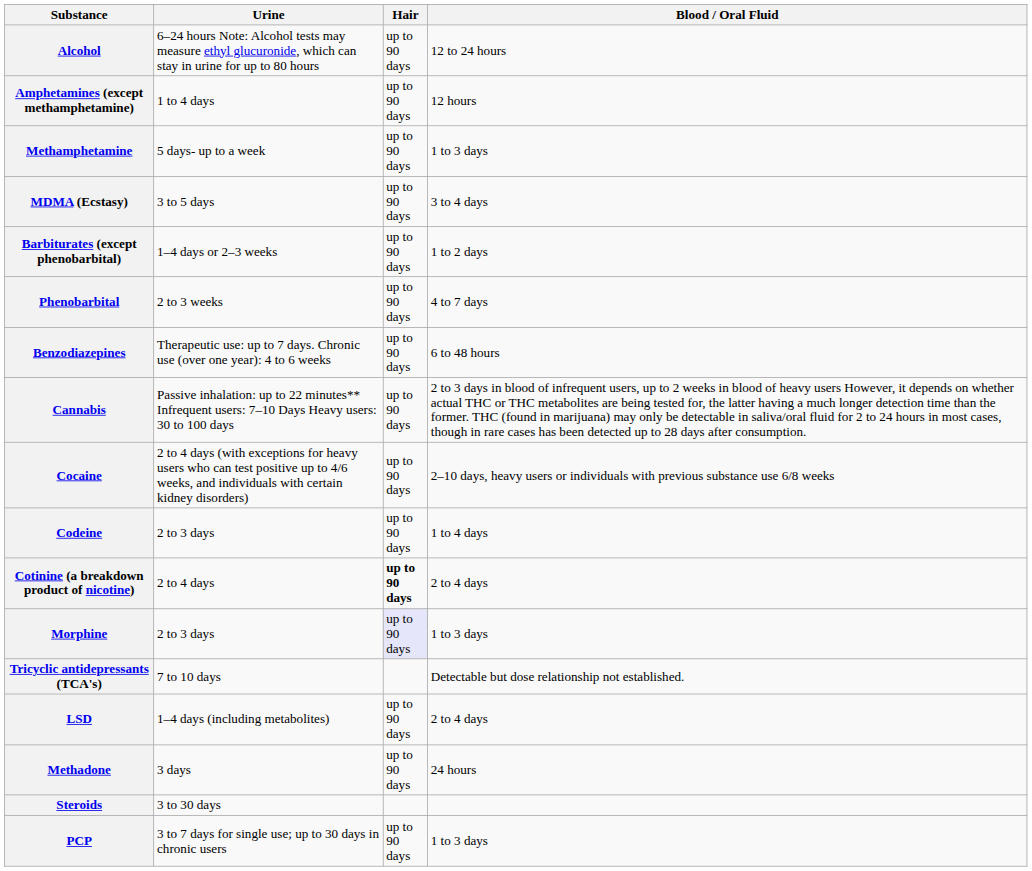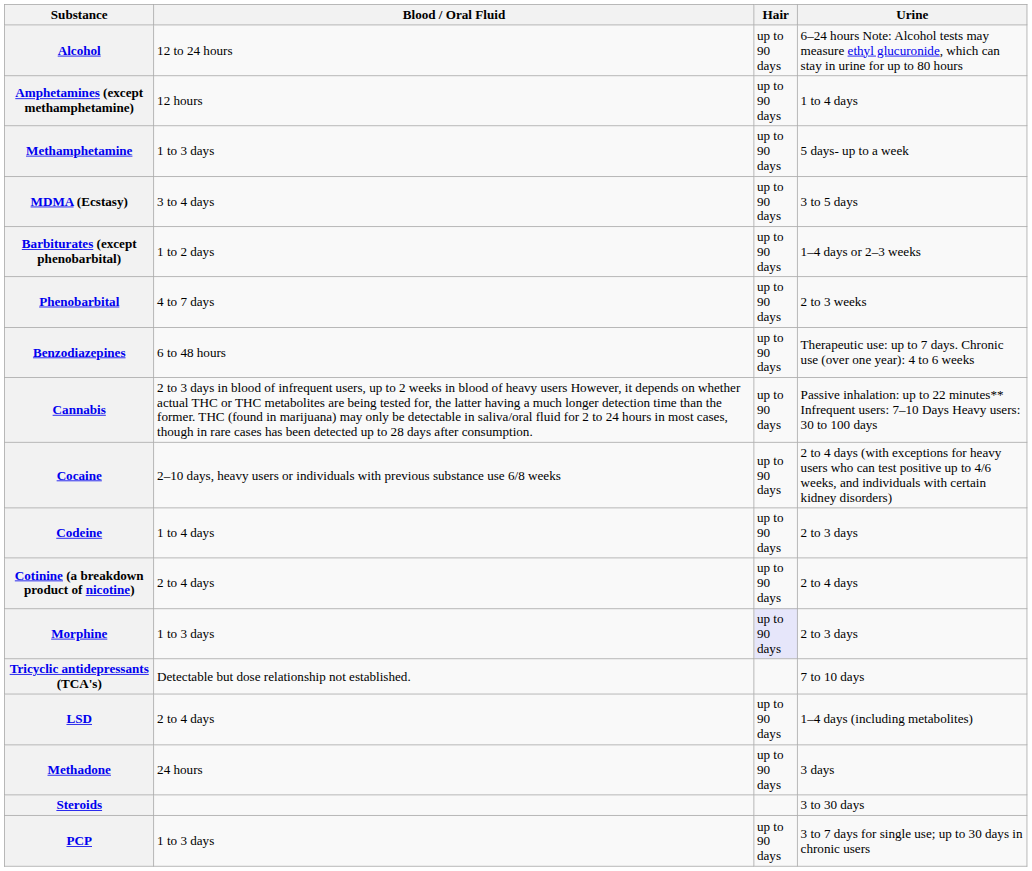columns swapped: (269, 14) <-> (727, 14)
(401, 583) bold -> (770, 583) normal
